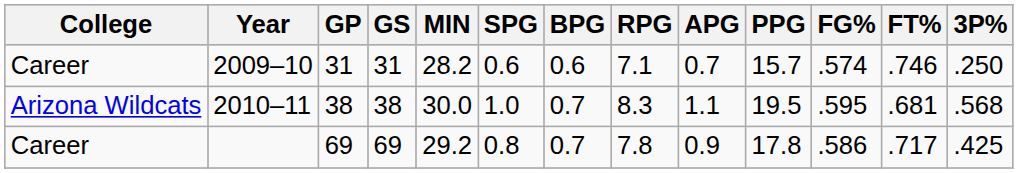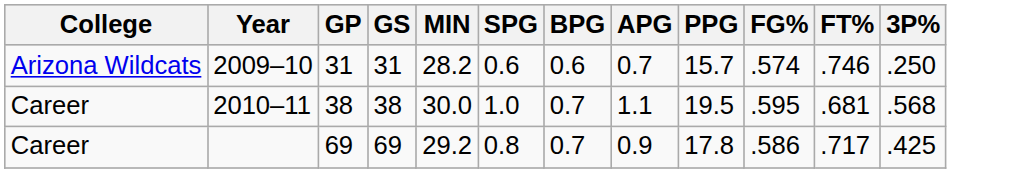- column: (645, 24)
(50, 65) Career -> (106, 65) Arizona Wildcats
(106, 106) Arizona Wildcats -> (50, 106) Career
